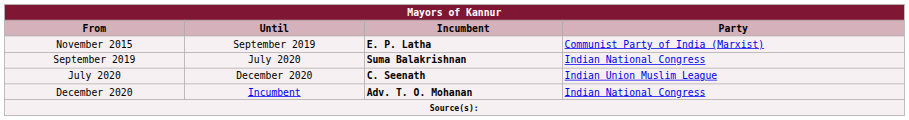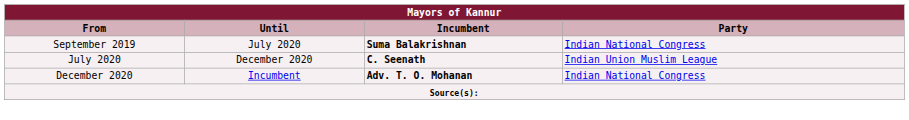- row: (94, 44)
